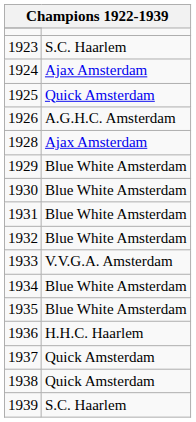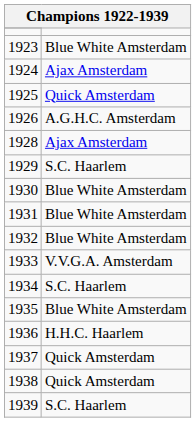(86, 47) S.C. Haarlem -> (116, 47) Blue White Amsterdam
(116, 166) Blue White Amsterdam -> (86, 166) S.C. Haarlem
(116, 285) Blue White Amsterdam -> (86, 285) S.C. Haarlem
